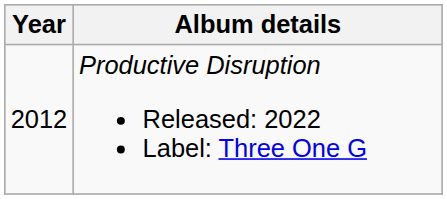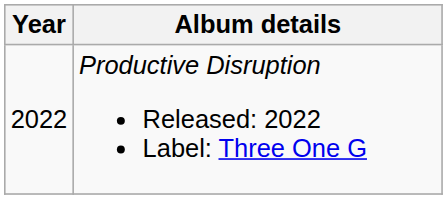(39, 119) 2012 -> (39, 119) 2022
